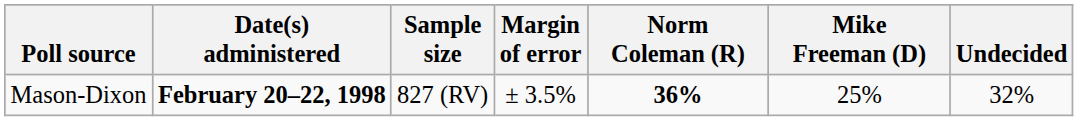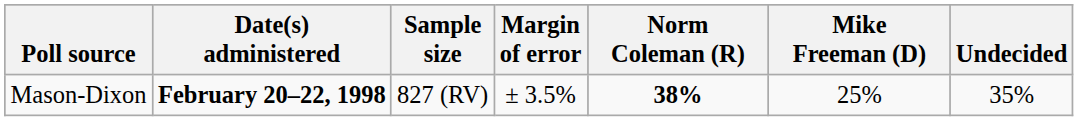(678, 94) 36% -> (678, 94) 38%
(1012, 94) 32% -> (1012, 94) 35%
